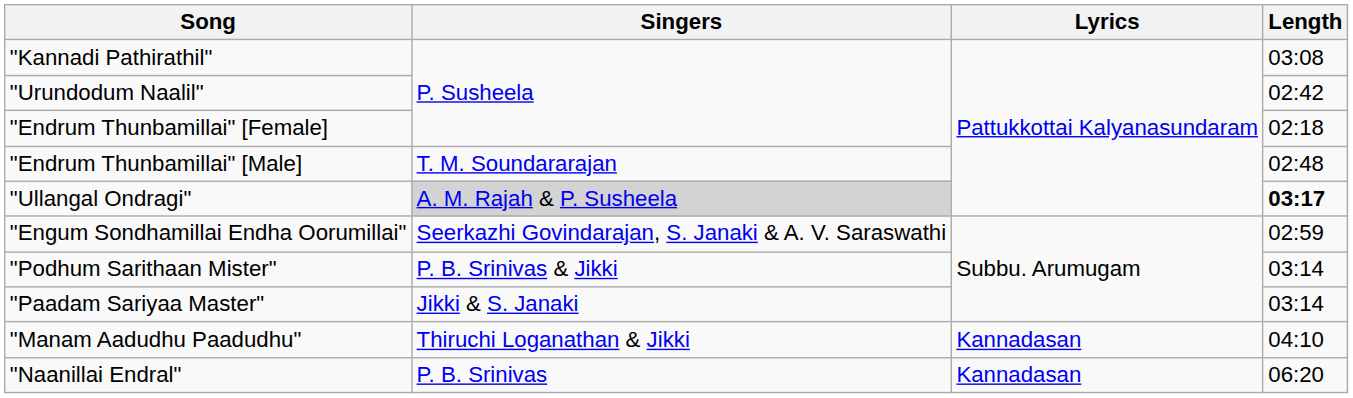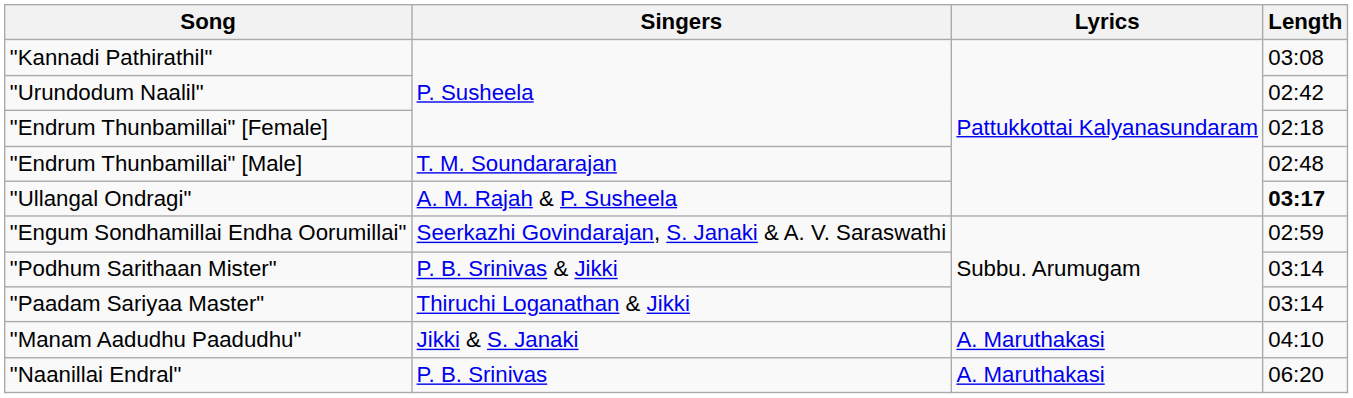(547, 198) lightgrey background -> (547, 198) no background
(498, 304) Jikki & S. Janaki -> (553, 304) Thiruchi Loganathan & Jikki
(553, 339) Thiruchi Loganathan & Jikki -> (498, 339) Jikki & S. Janaki
(1019, 339) Kannadasan -> (1031, 339) A. Maruthakasi
(1019, 374) Kannadasan -> (1031, 374) A. Maruthakasi
